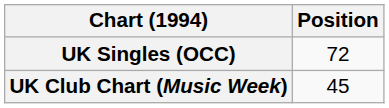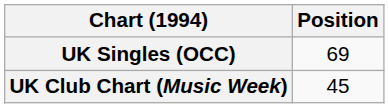(338, 53) 72 -> (338, 53) 69
